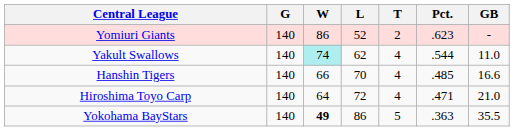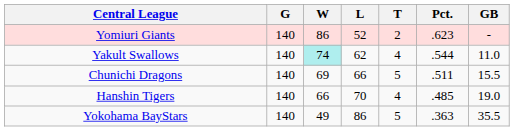+ row: (135, 75)
(489, 75) 16.6 -> (489, 95) 19.0
- row: (135, 95)
(323, 116) bold -> (323, 116) normal
